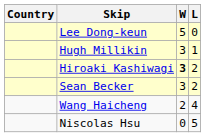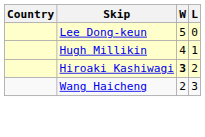(183, 50) 3 -> (183, 50) 4
- row: (97, 86)
(195, 105) 4 -> (195, 86) 3
- row: (100, 123)
